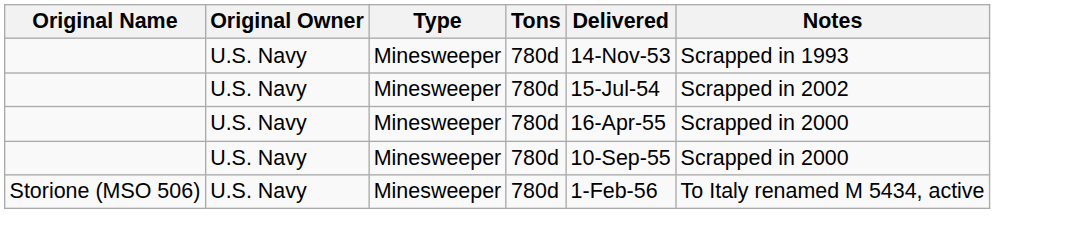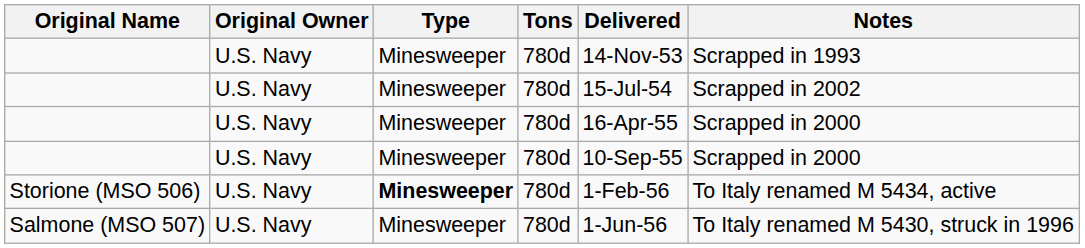(437, 191) normal -> (446, 191) bold
+ row: (107, 225)
